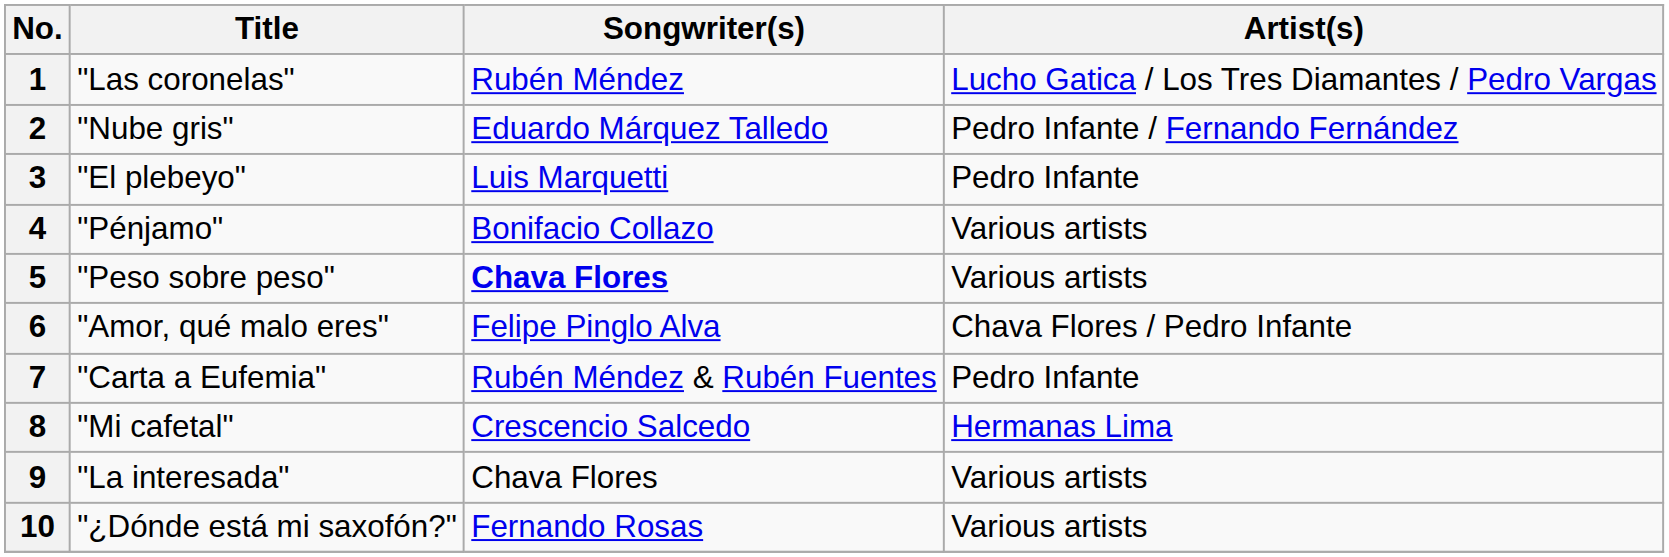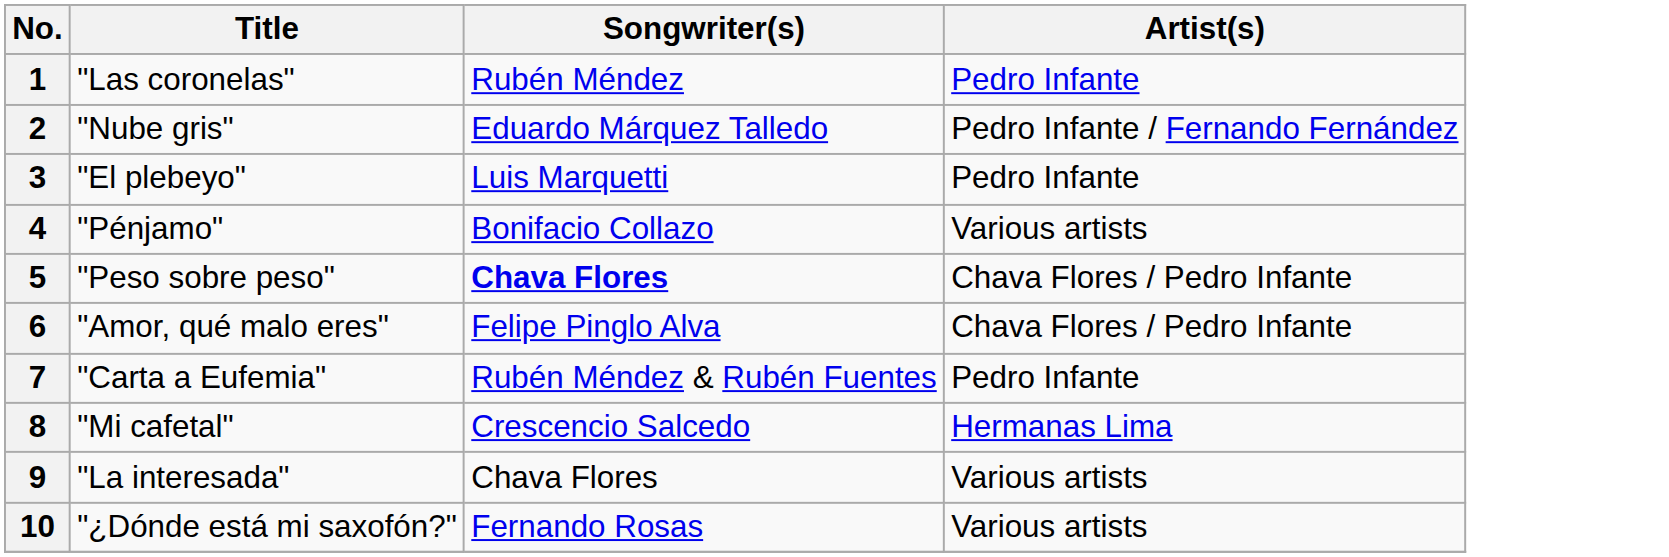(1304, 79) Lucho Gatica / Los Tres Diamantes / Pedro Vargas -> (1045, 79) Pedro Infante
(1049, 278) Various artists -> (1152, 278) Chava Flores / Pedro Infante
